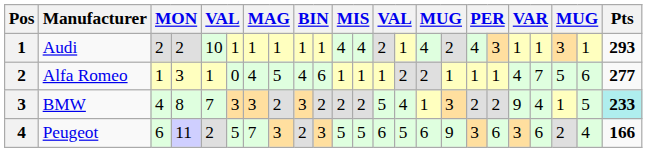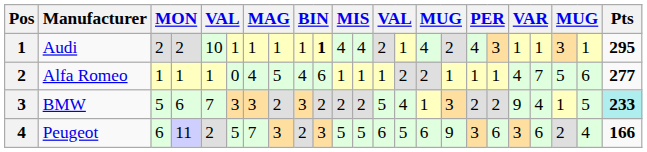(322, 47) normal -> (322, 47) bold
(622, 47) 293 -> (622, 47) 295
(180, 76) 3 -> (180, 76) 1
(159, 104) 4 -> (159, 104) 5
(180, 104) 8 -> (180, 104) 6
